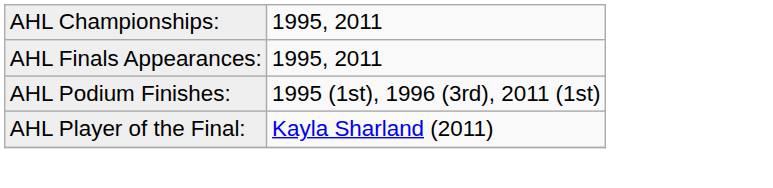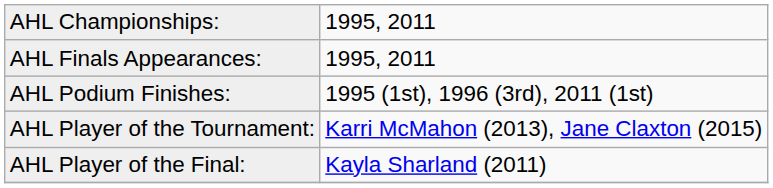+ row: (162, 128)
